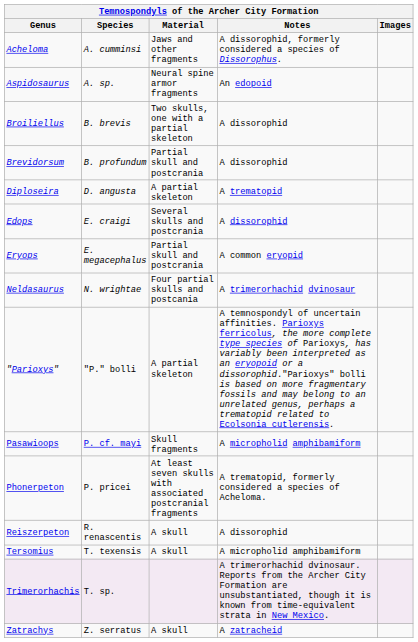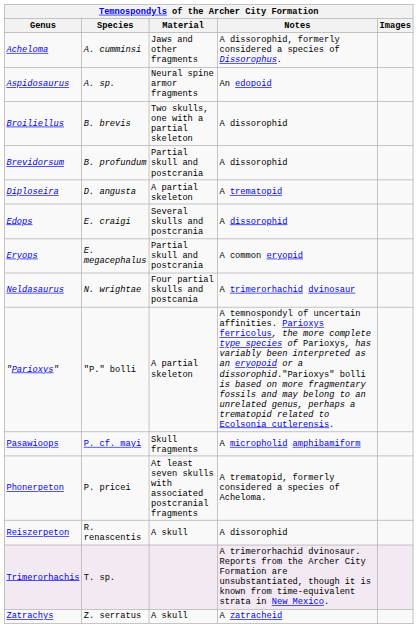- row: (30, 552)
